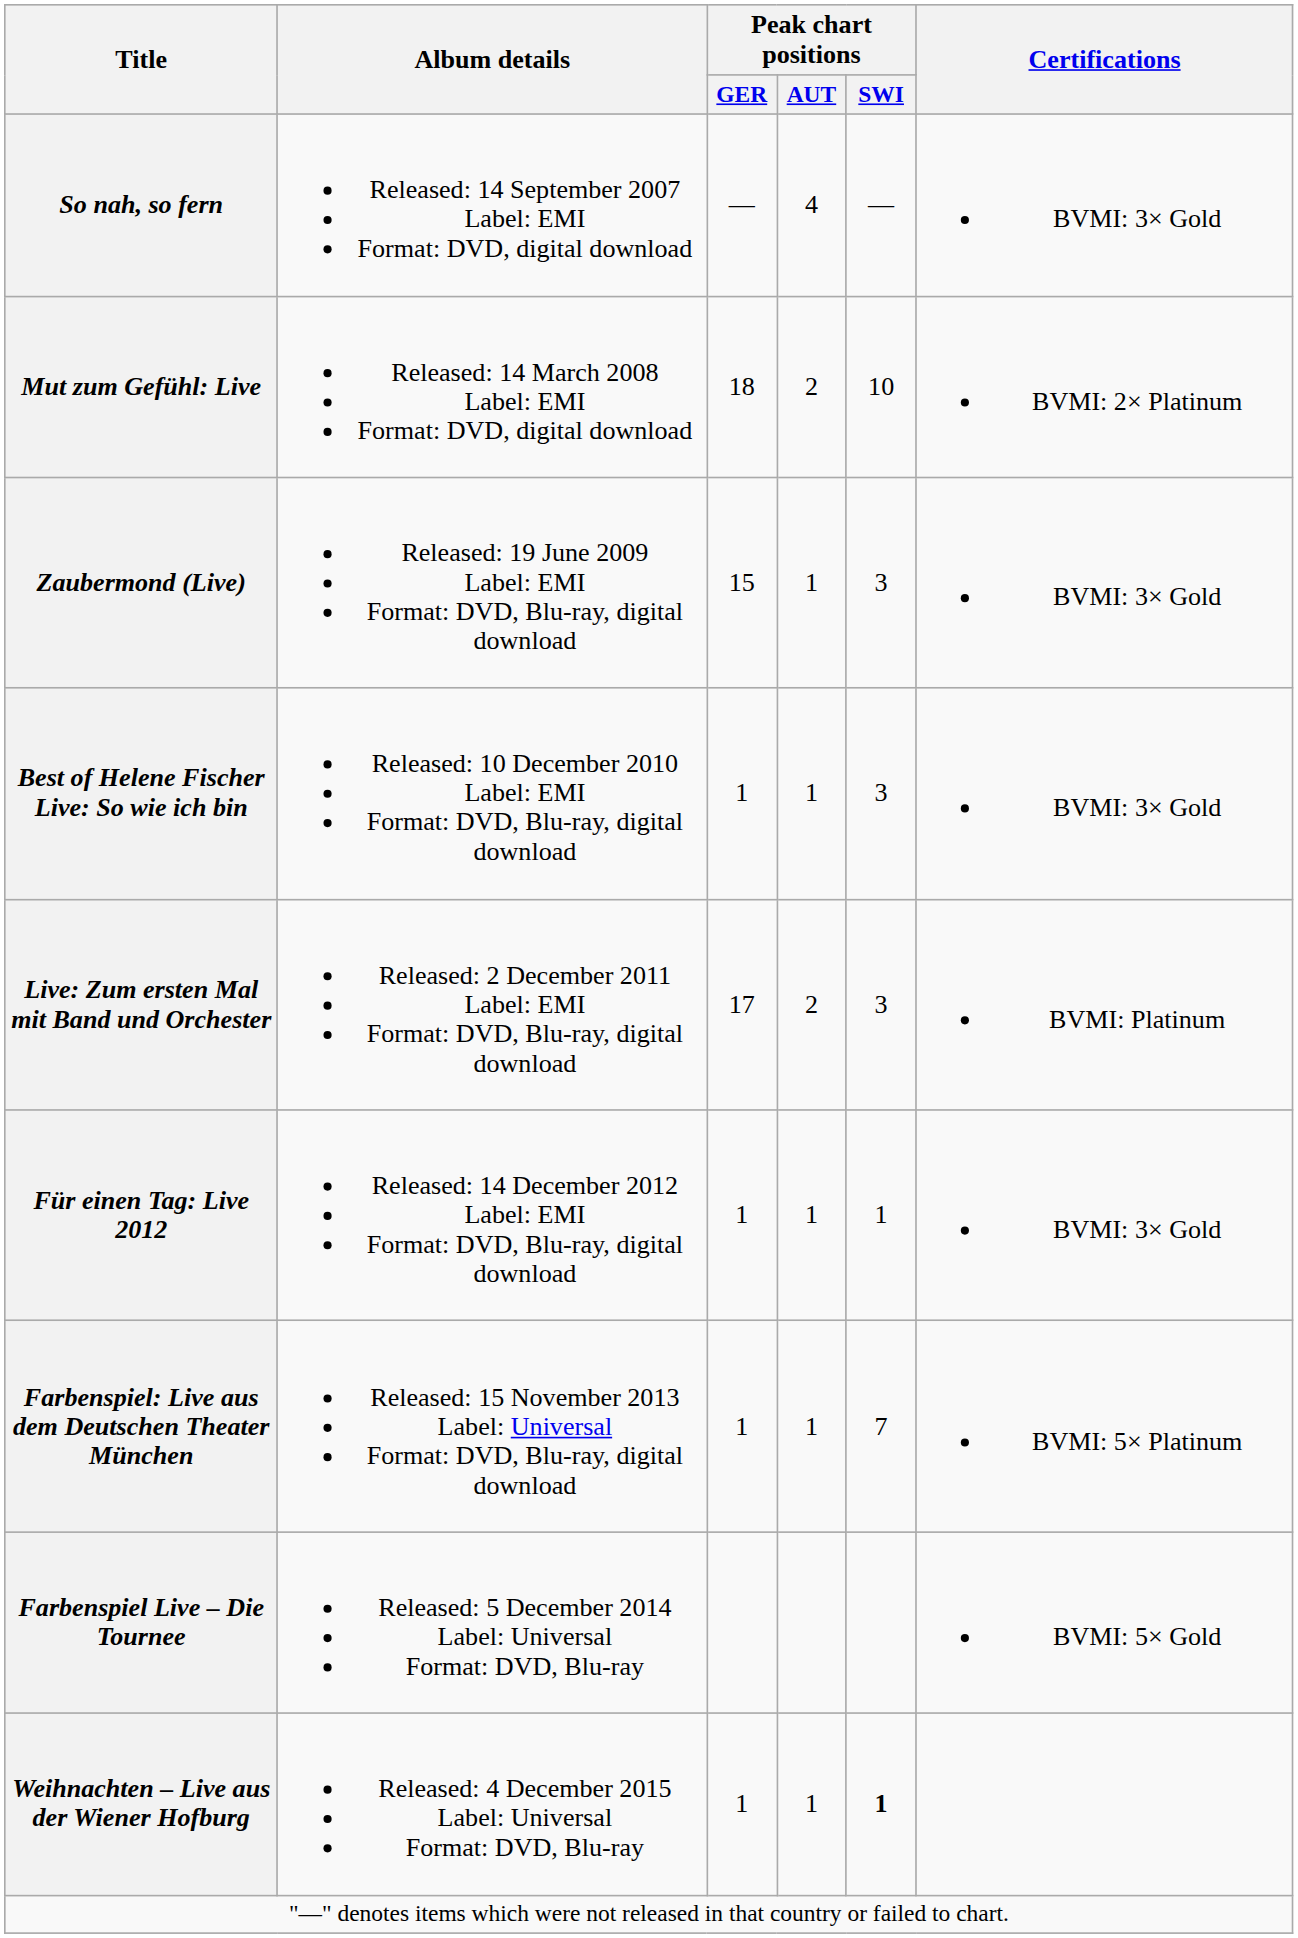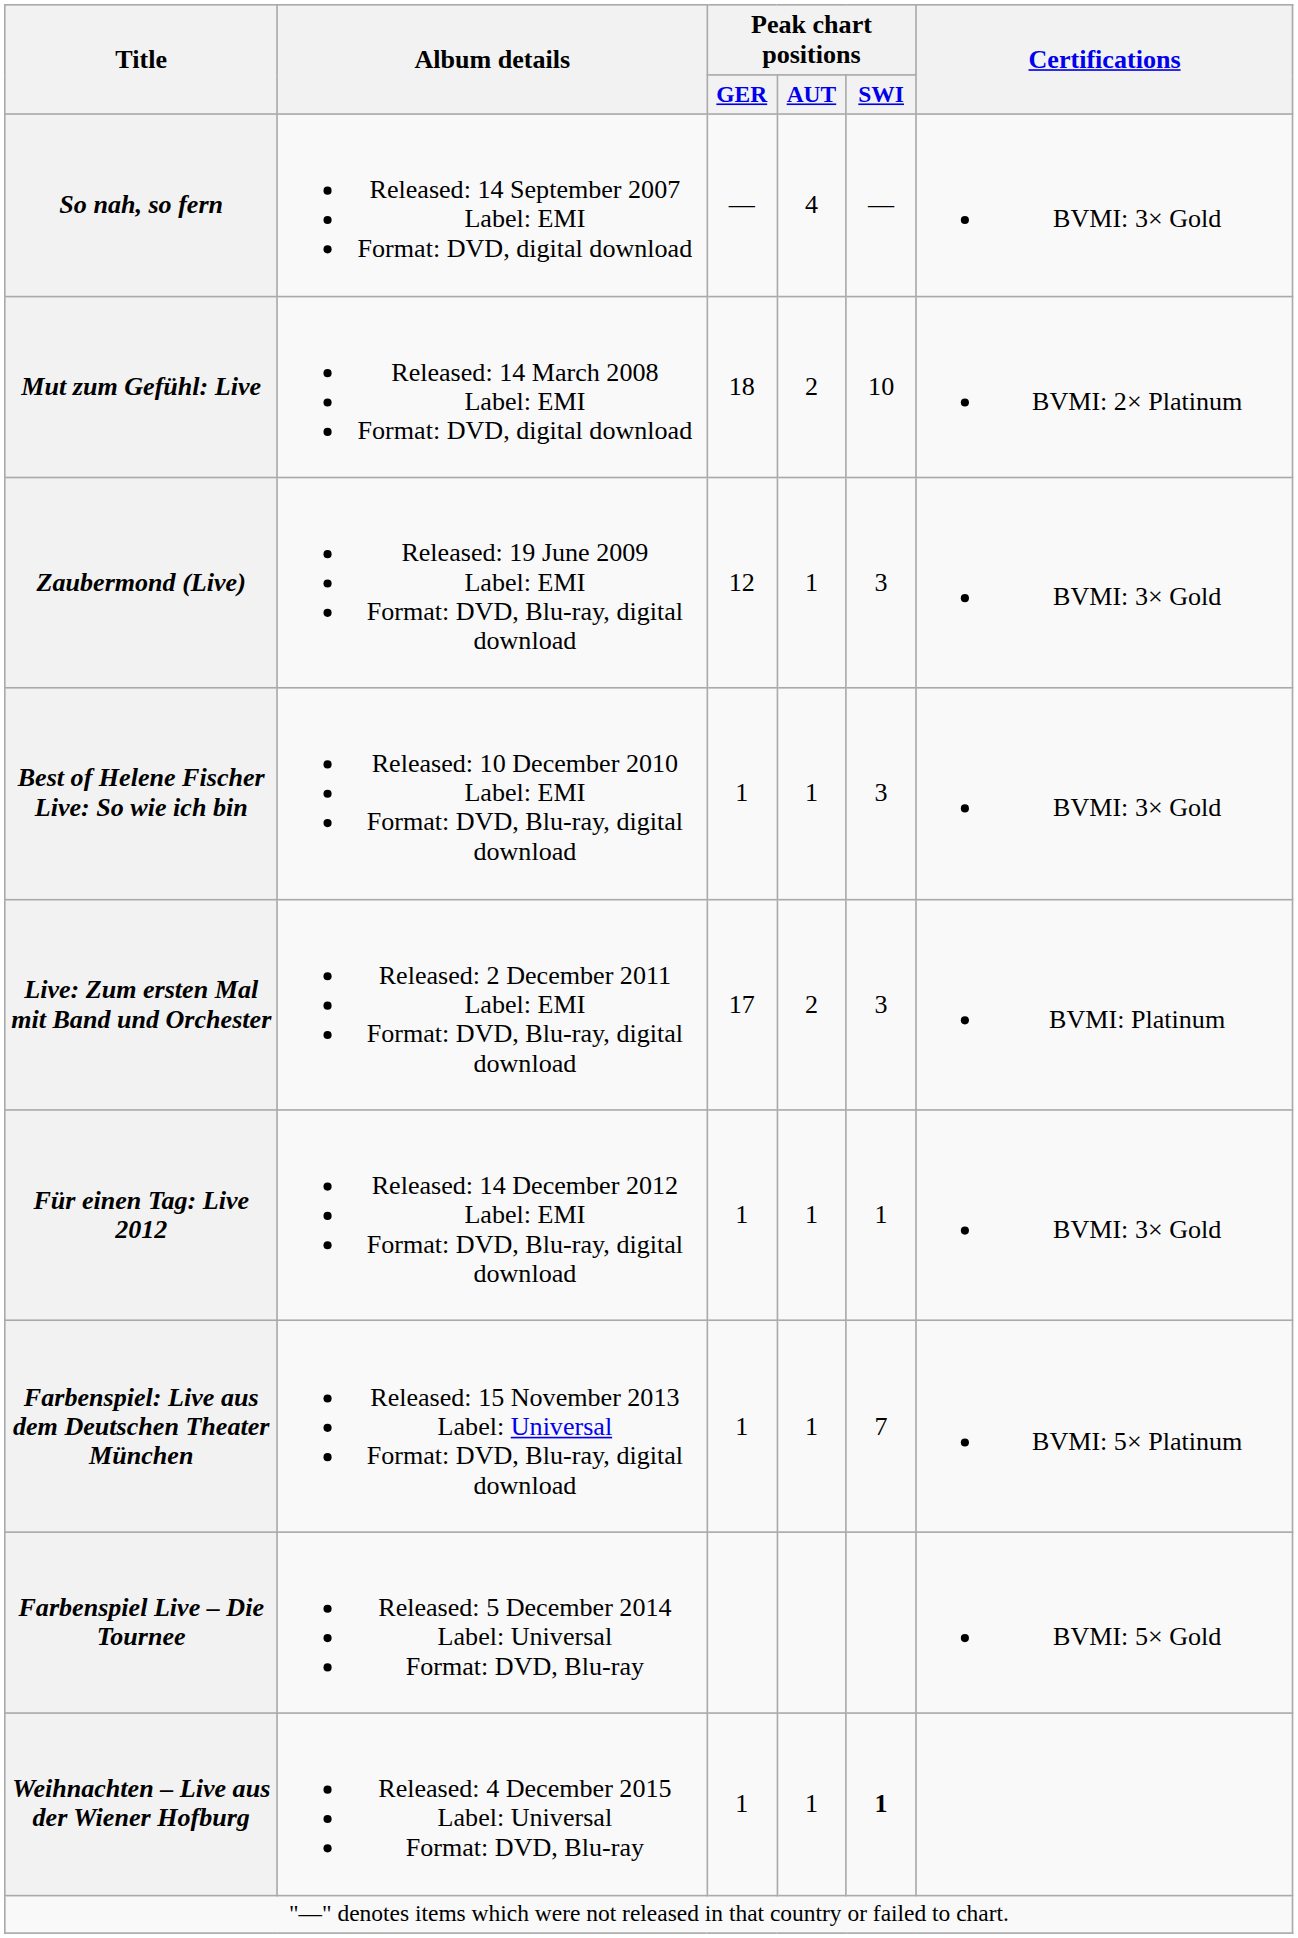(742, 582) 15 -> (742, 582) 12
